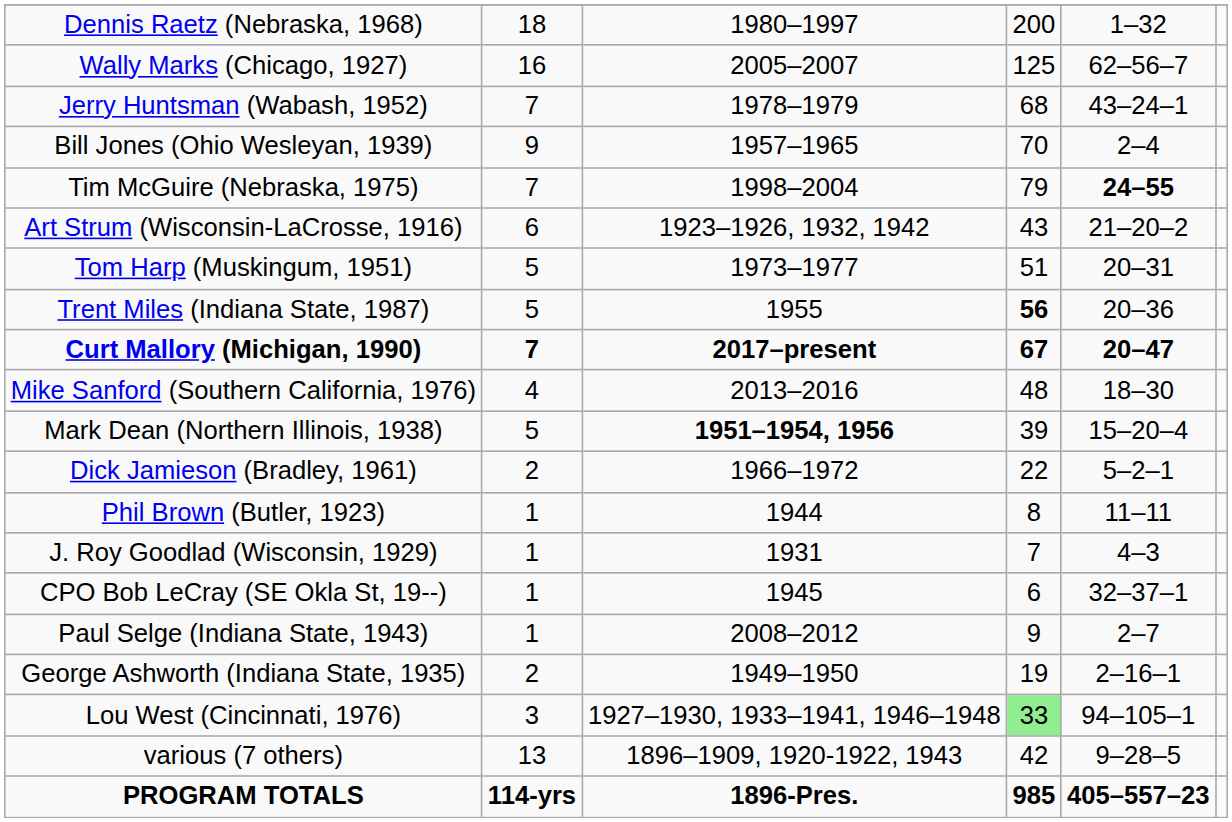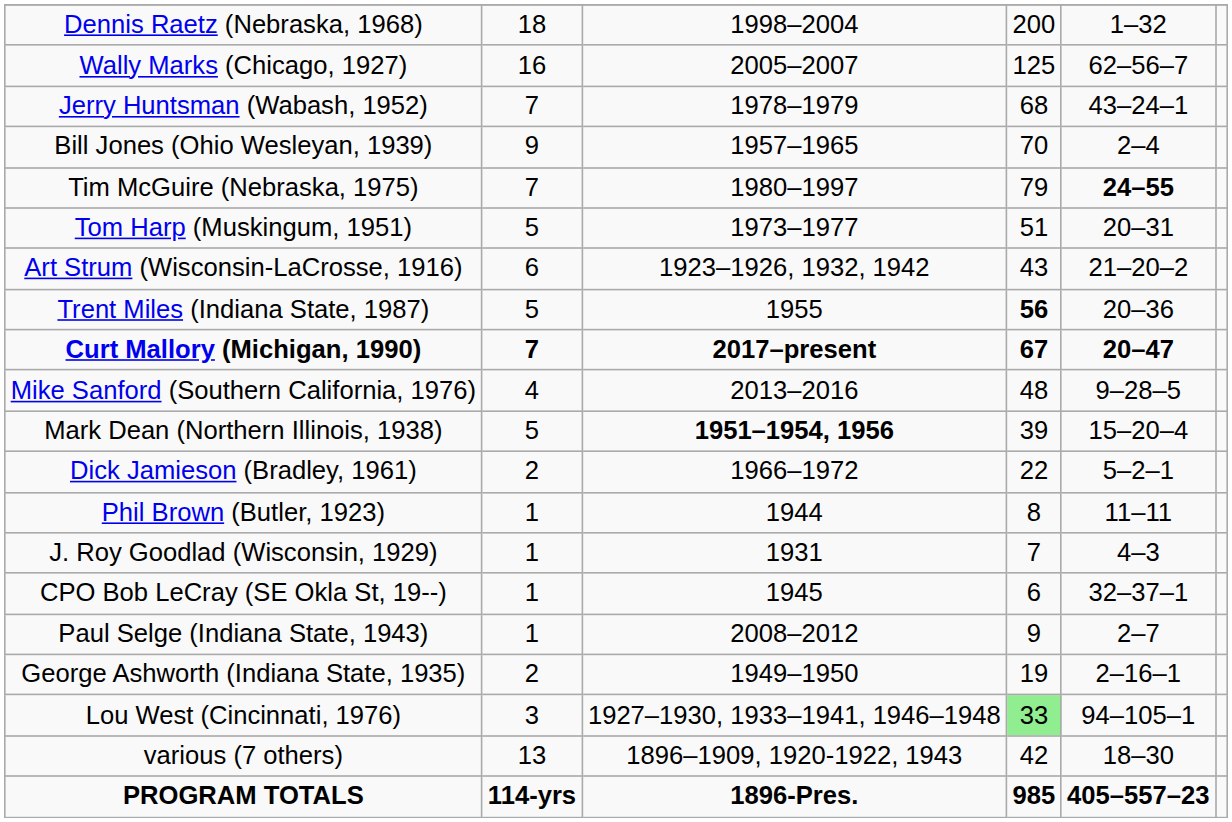(794, 24) 1980–1997 -> (794, 24) 1998–2004
(794, 187) 1998–2004 -> (794, 187) 1980–1997
rows swapped: (243, 227) <-> (243, 268)
(1138, 390) 18–30 -> (1138, 390) 9–28–5
(1138, 755) 9–28–5 -> (1138, 755) 18–30
